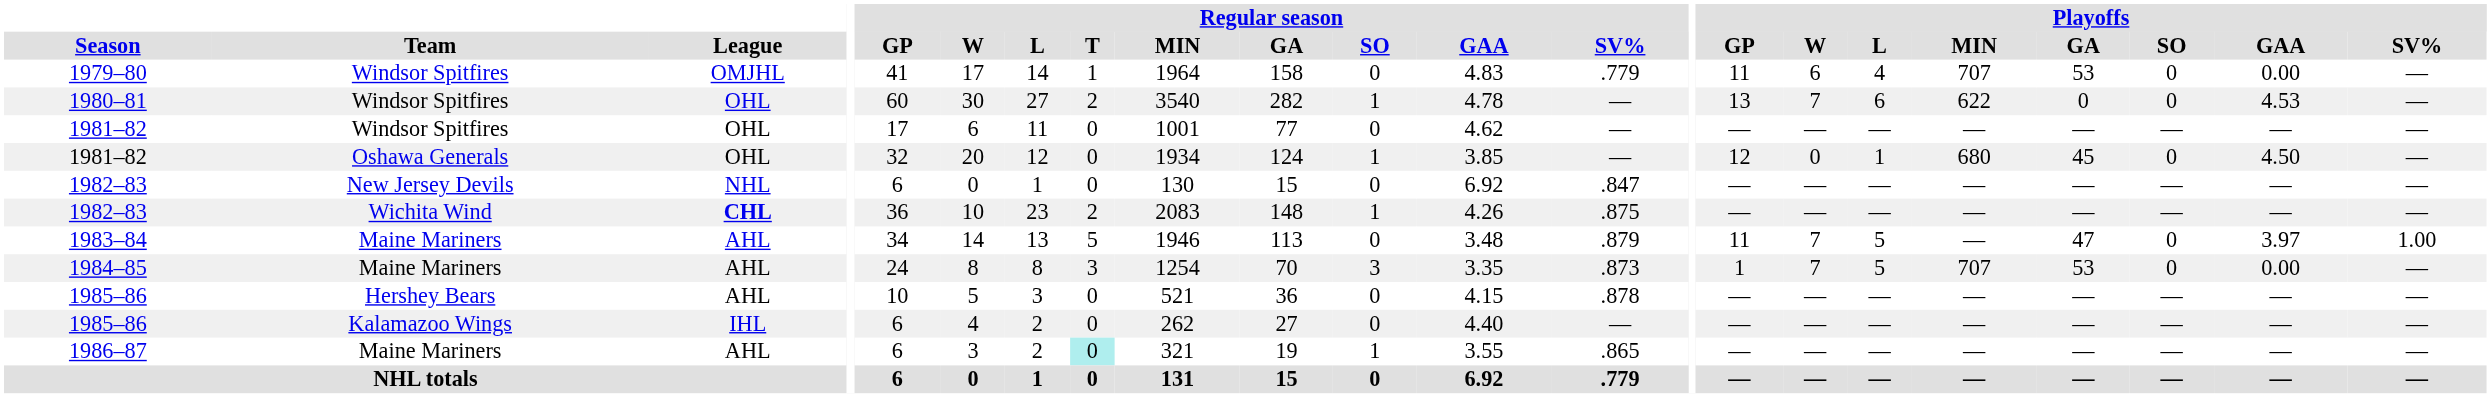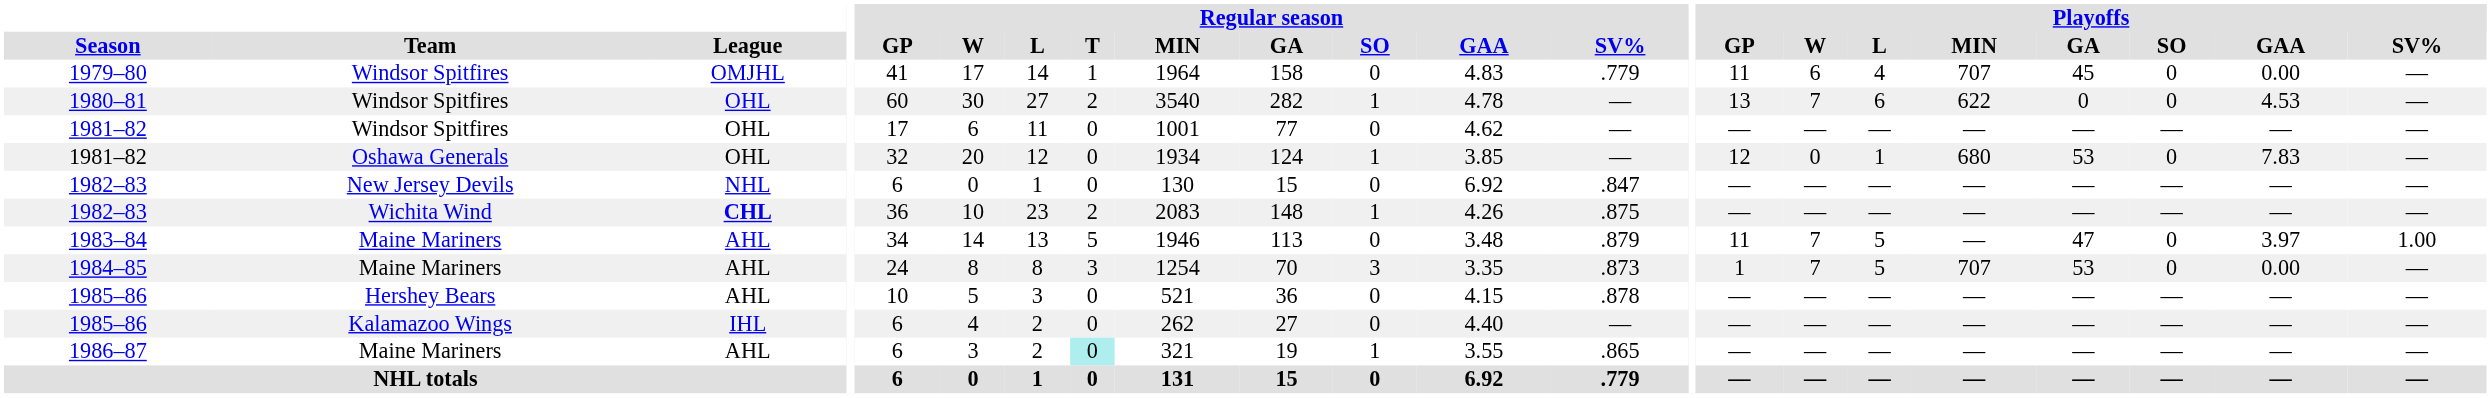(2083, 73) 53 -> (2083, 73) 45
(2083, 156) 45 -> (2083, 156) 53
(2281, 156) 4.50 -> (2281, 156) 7.83
